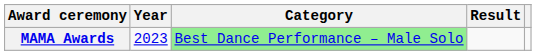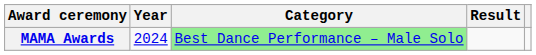(151, 39) 2023 -> (151, 39) 2024
